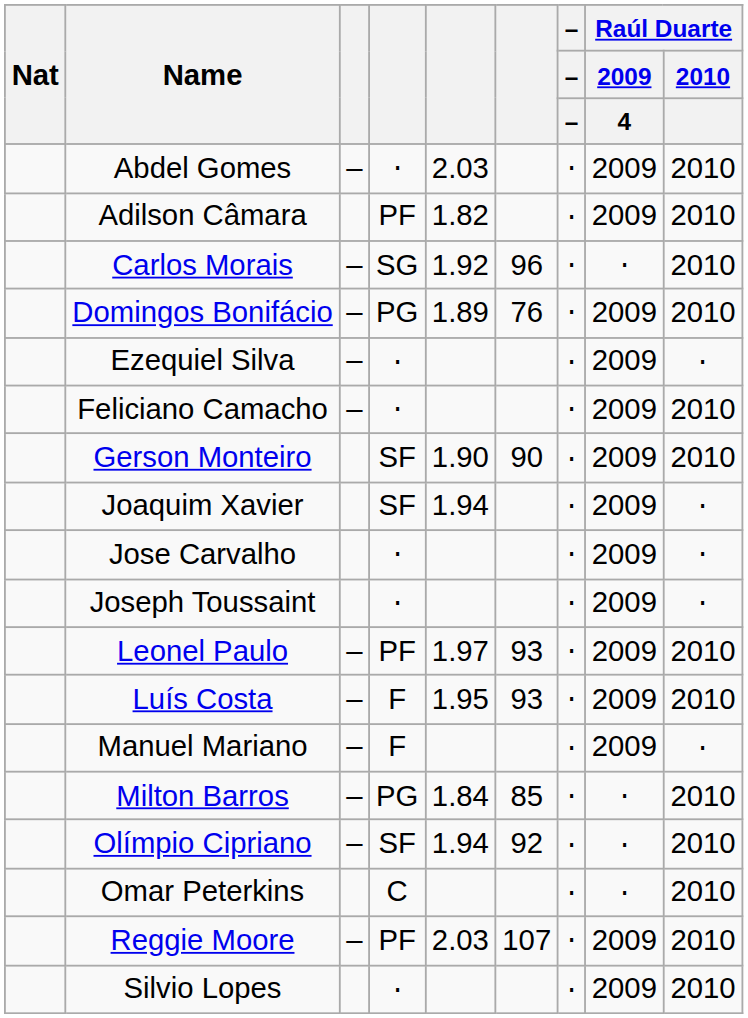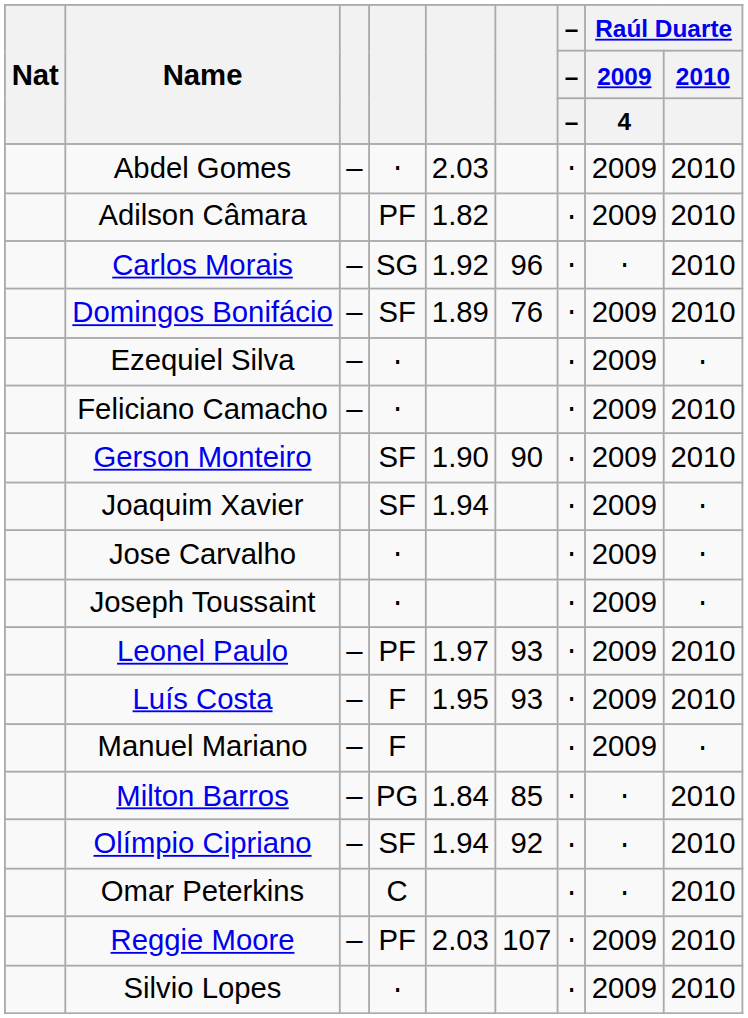(397, 312) PG -> (397, 312) SF
